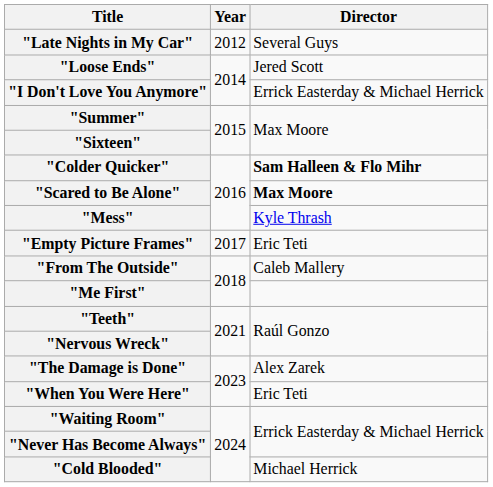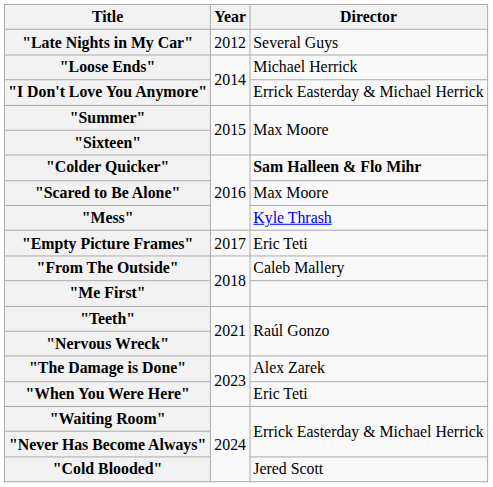(288, 67) Jered Scott -> (305, 67) Michael Herrick
(293, 192) bold -> (291, 192) normal
(305, 469) Michael Herrick -> (288, 469) Jered Scott
